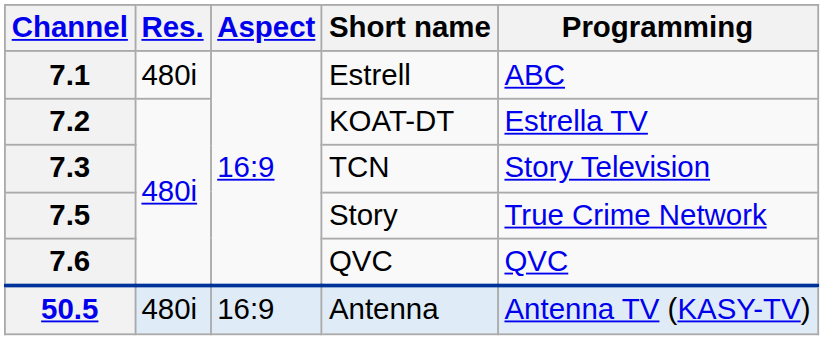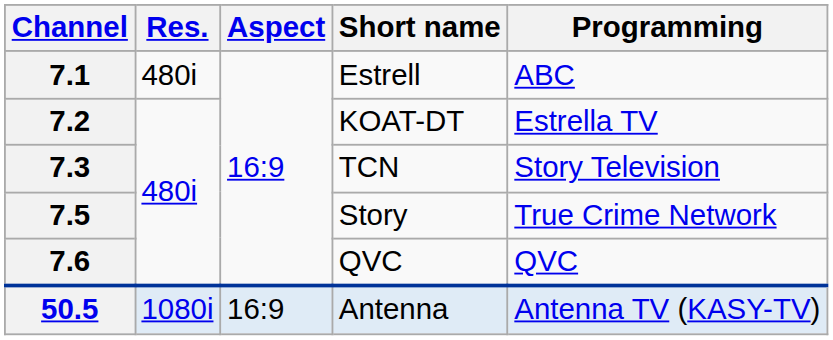(169, 309) 480i -> (177, 309) 1080i
